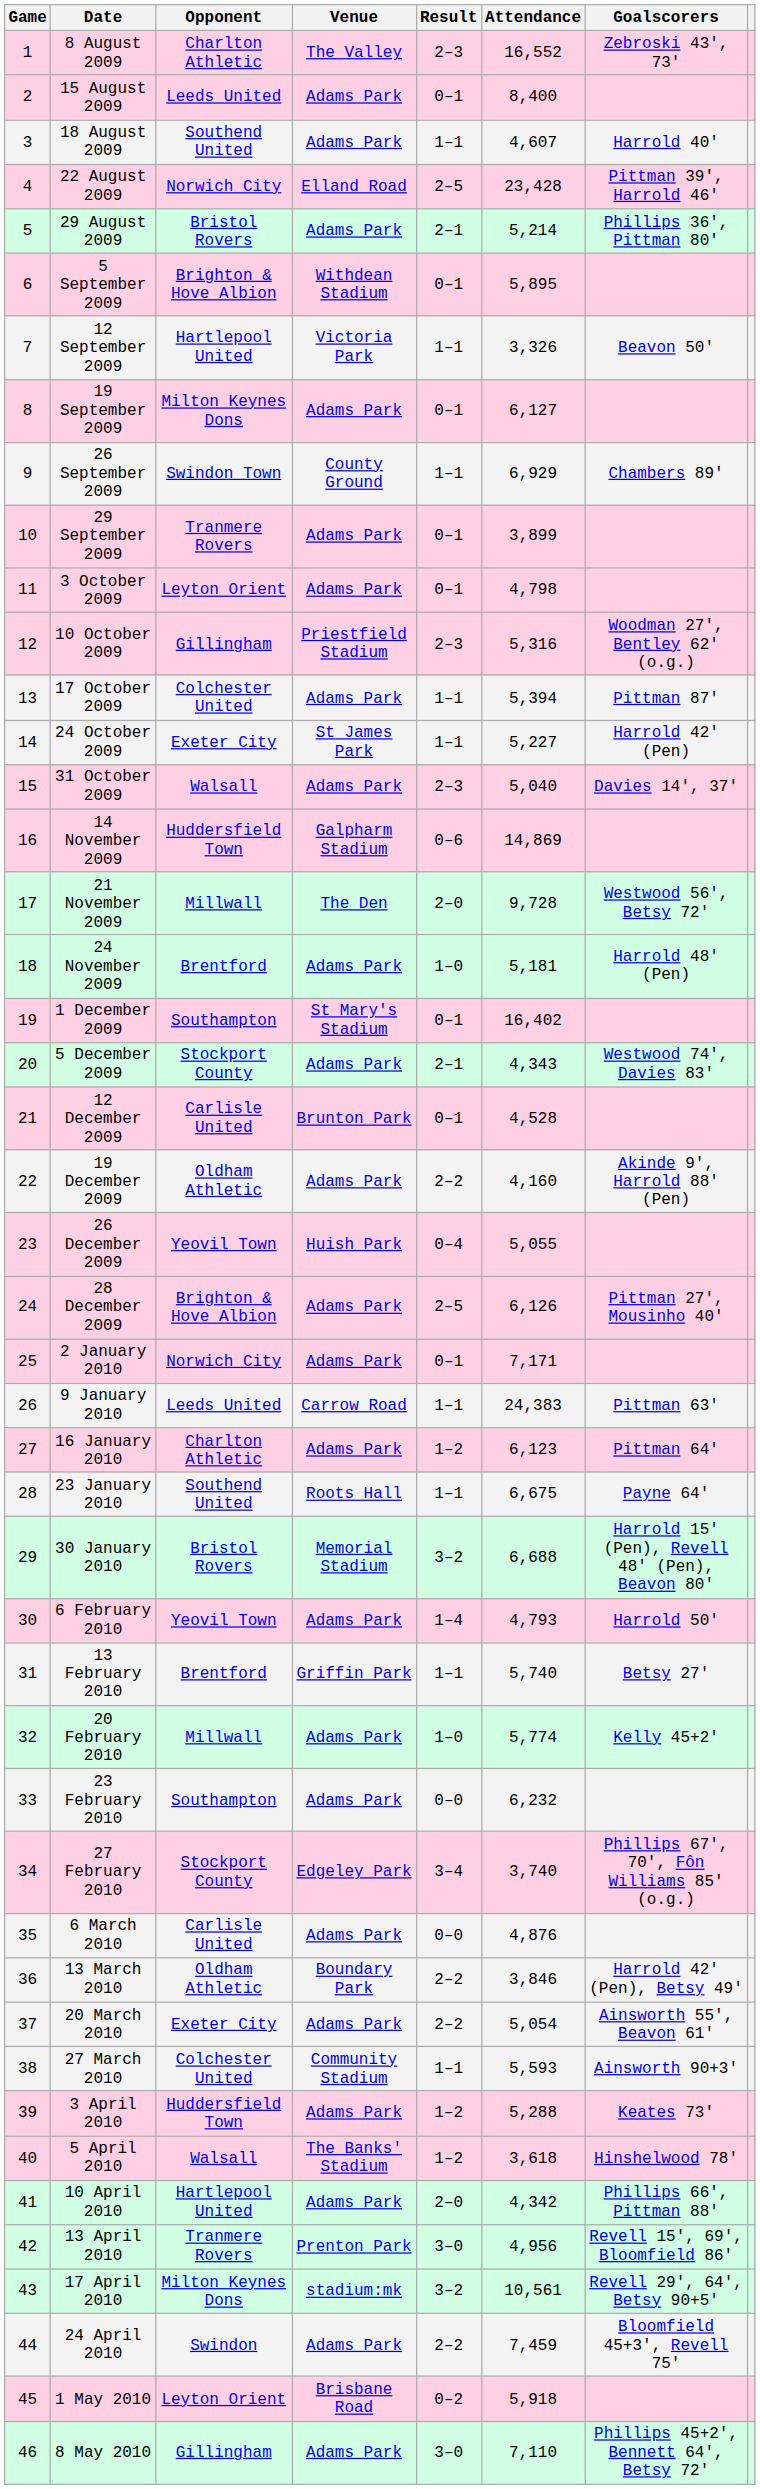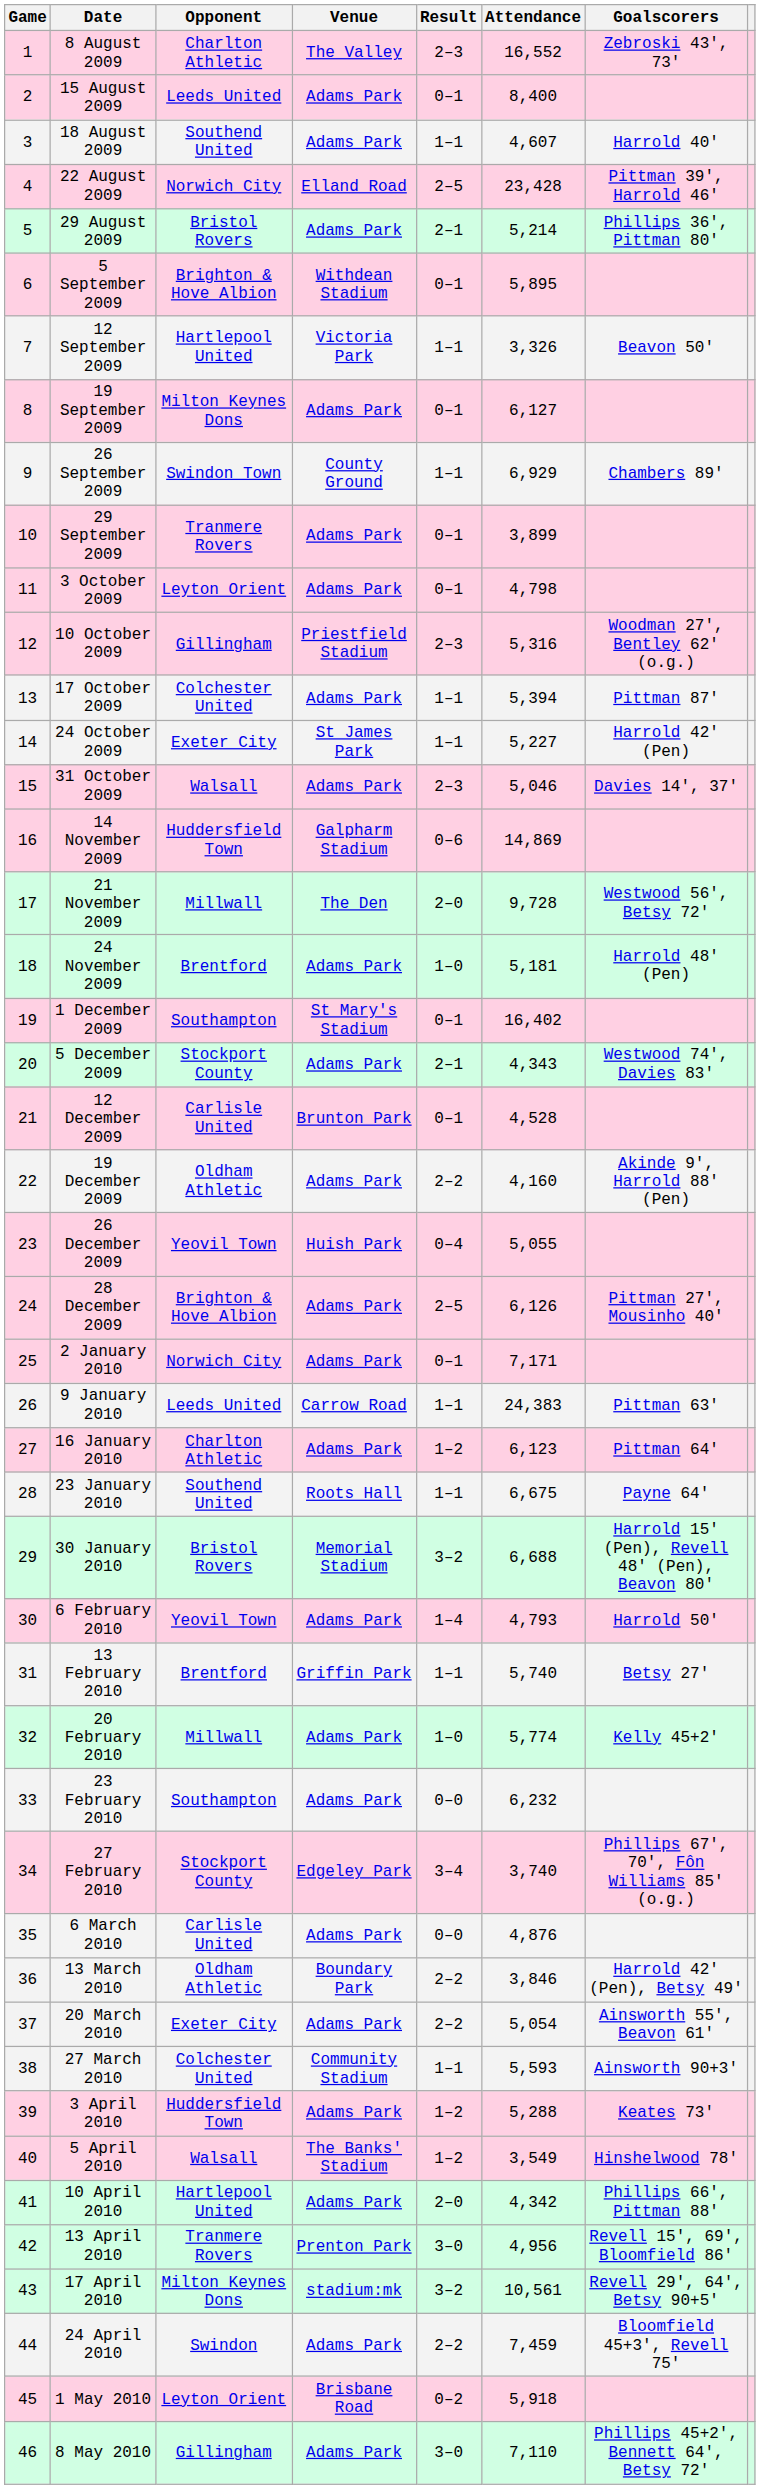(533, 787) 5,040 -> (533, 787) 5,046
(533, 2158) 3,618 -> (533, 2158) 3,549
